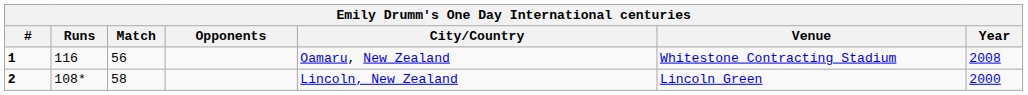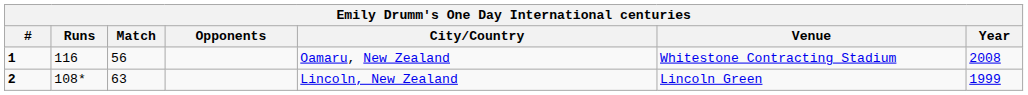(119, 79) 58 -> (119, 79) 63
(985, 79) 2000 -> (985, 79) 1999
